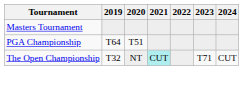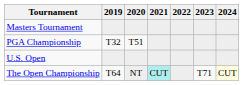(113, 42) T64 -> (113, 42) T32
+ row: (26, 58)
(113, 58) T32 -> (113, 73) T64
(227, 58) no background -> (227, 73) lightyellow background
